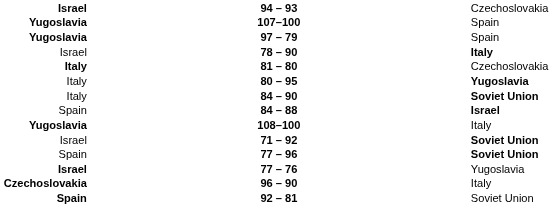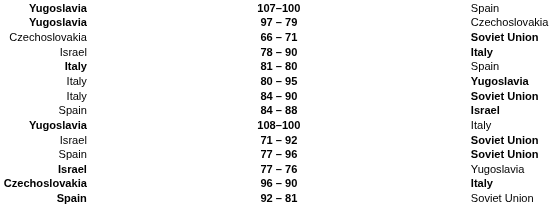- row: (279, 8)
(485, 37) Spain -> (510, 23) Czechoslovakia
+ row: (279, 37)
(510, 67) Czechoslovakia -> (485, 67) Spain
(481, 184) normal -> (482, 184) bold
